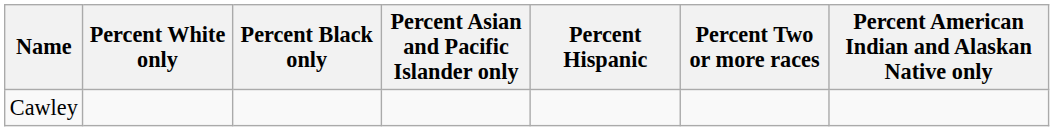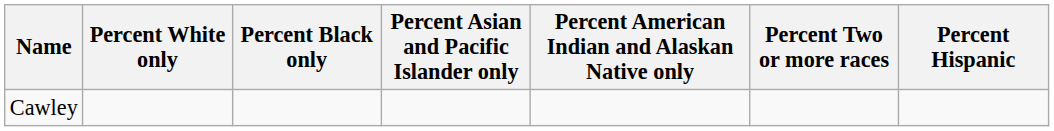columns swapped: (939, 47) <-> (605, 47)
